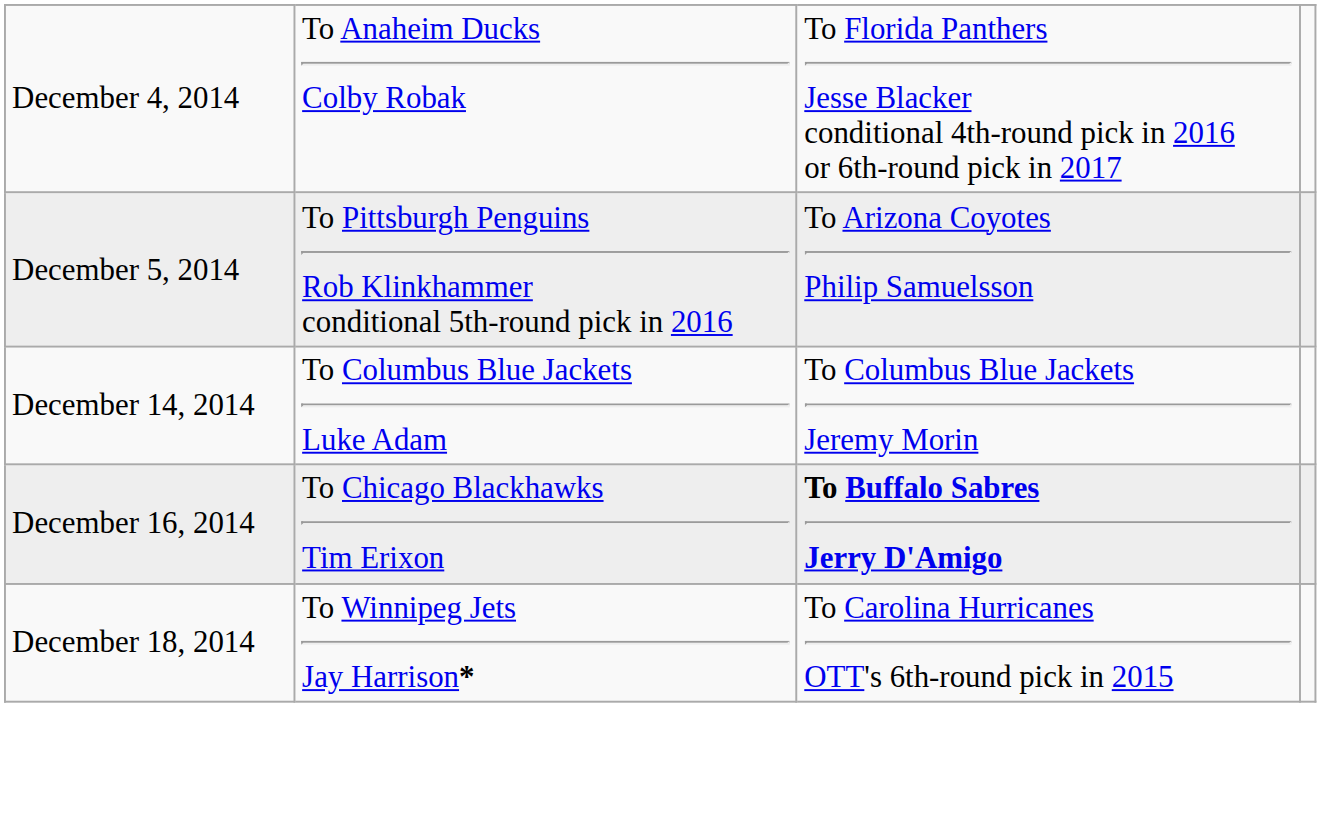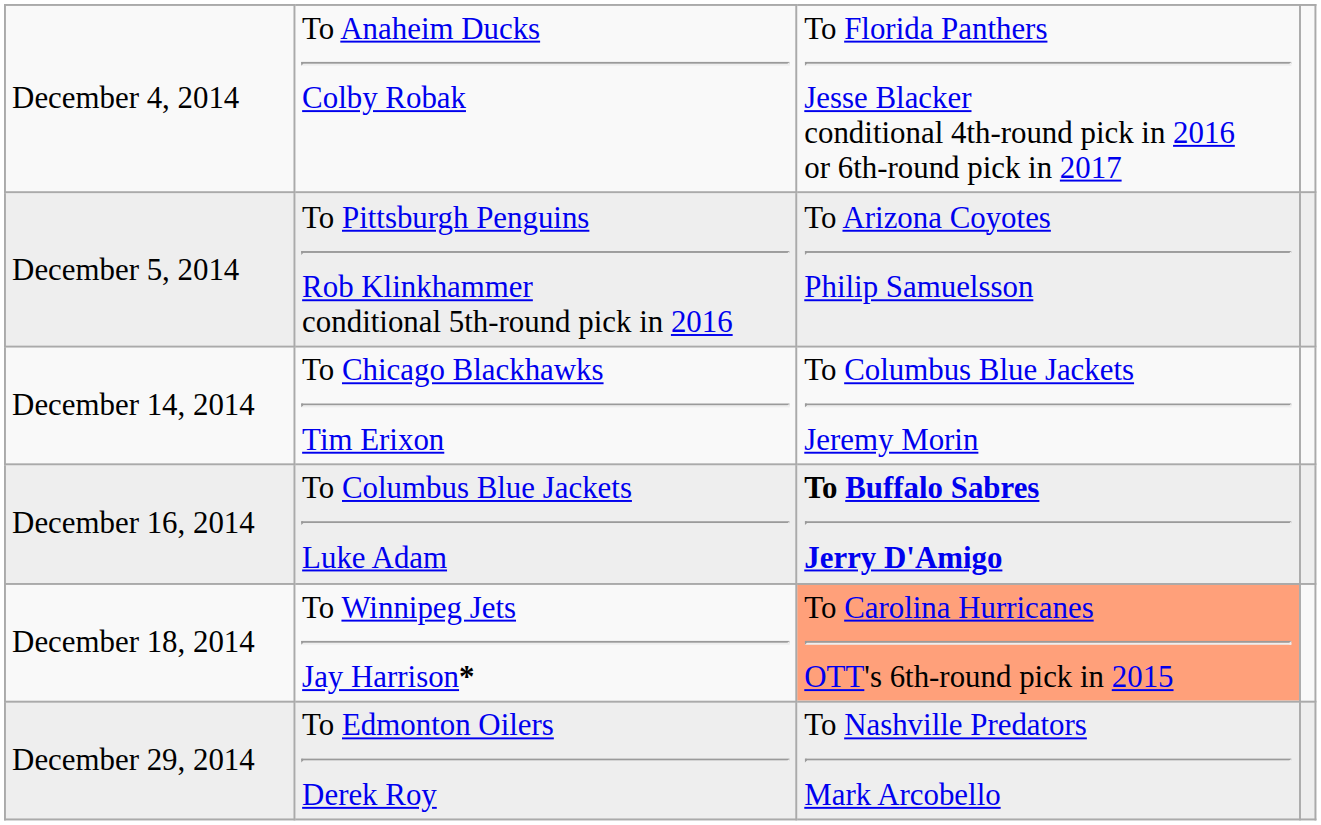(546, 404) To Columbus Blue Jackets Luke Adam -> (546, 404) To Chicago Blackhawks Tim Erixon
(546, 523) To Chicago Blackhawks Tim Erixon -> (546, 523) To Columbus Blue Jackets Luke Adam
(1048, 641) no background -> (1048, 641) lightsalmon background
+ row: (133, 760)
